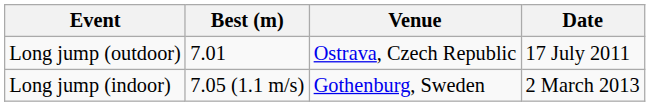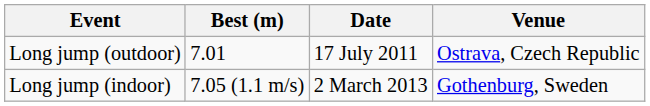columns swapped: (415, 20) <-> (583, 20)
